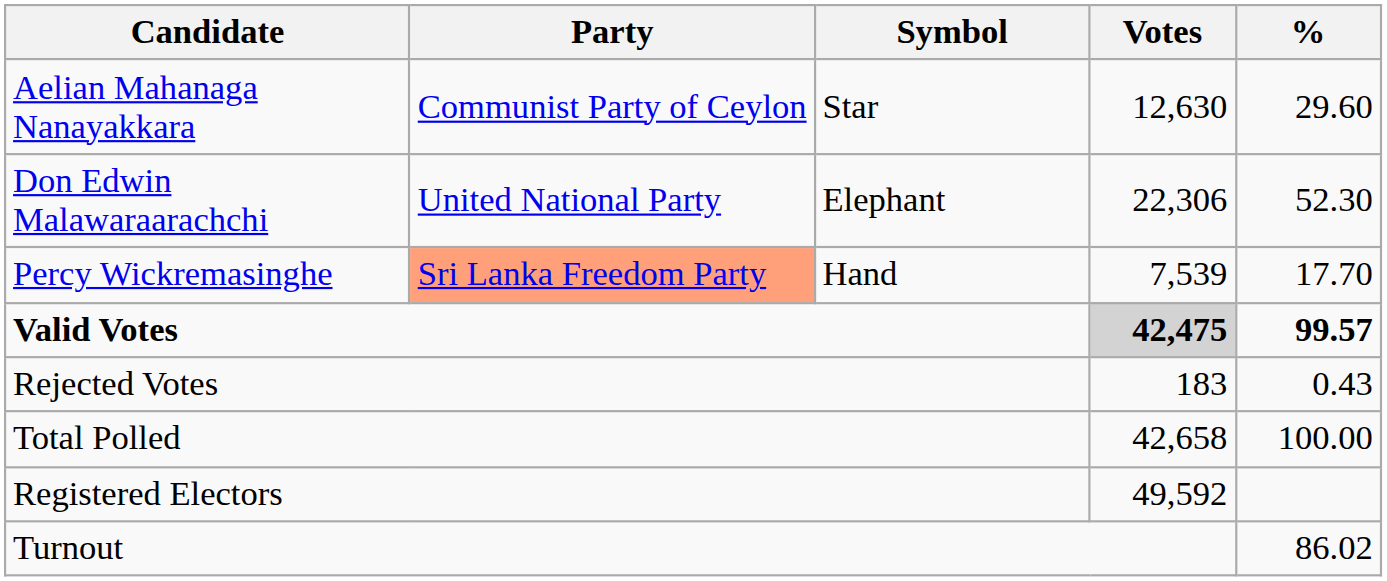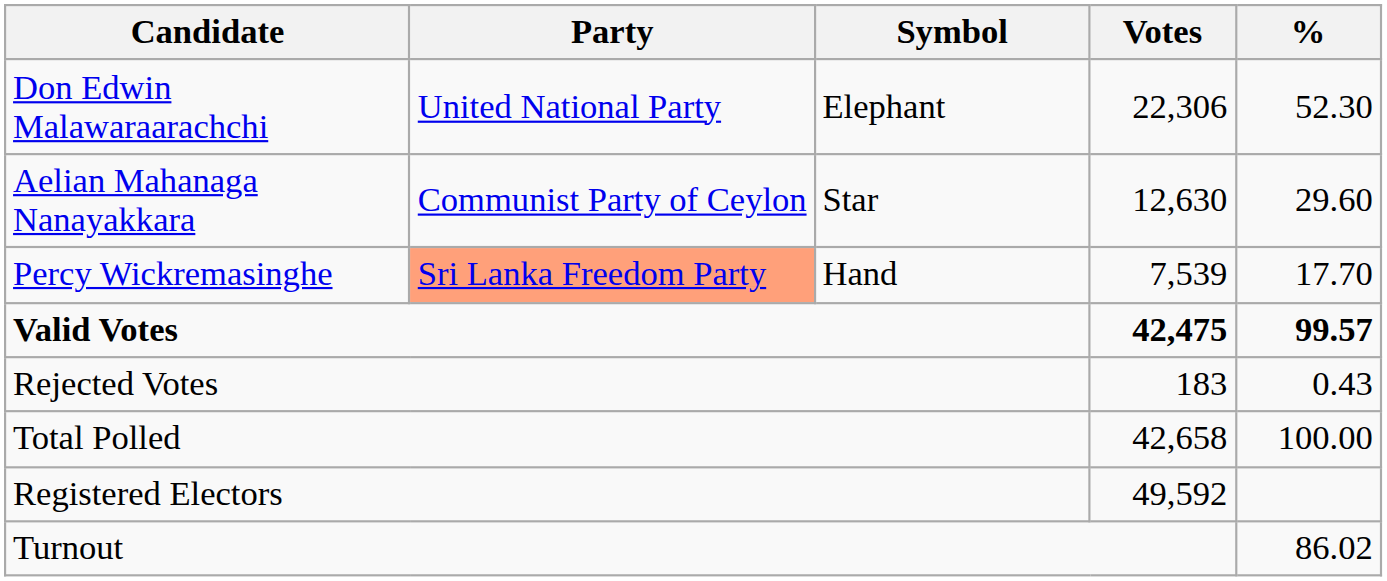rows swapped: (141, 199) <-> (135, 106)
(1180, 328) lightgrey background -> (1180, 328) no background
